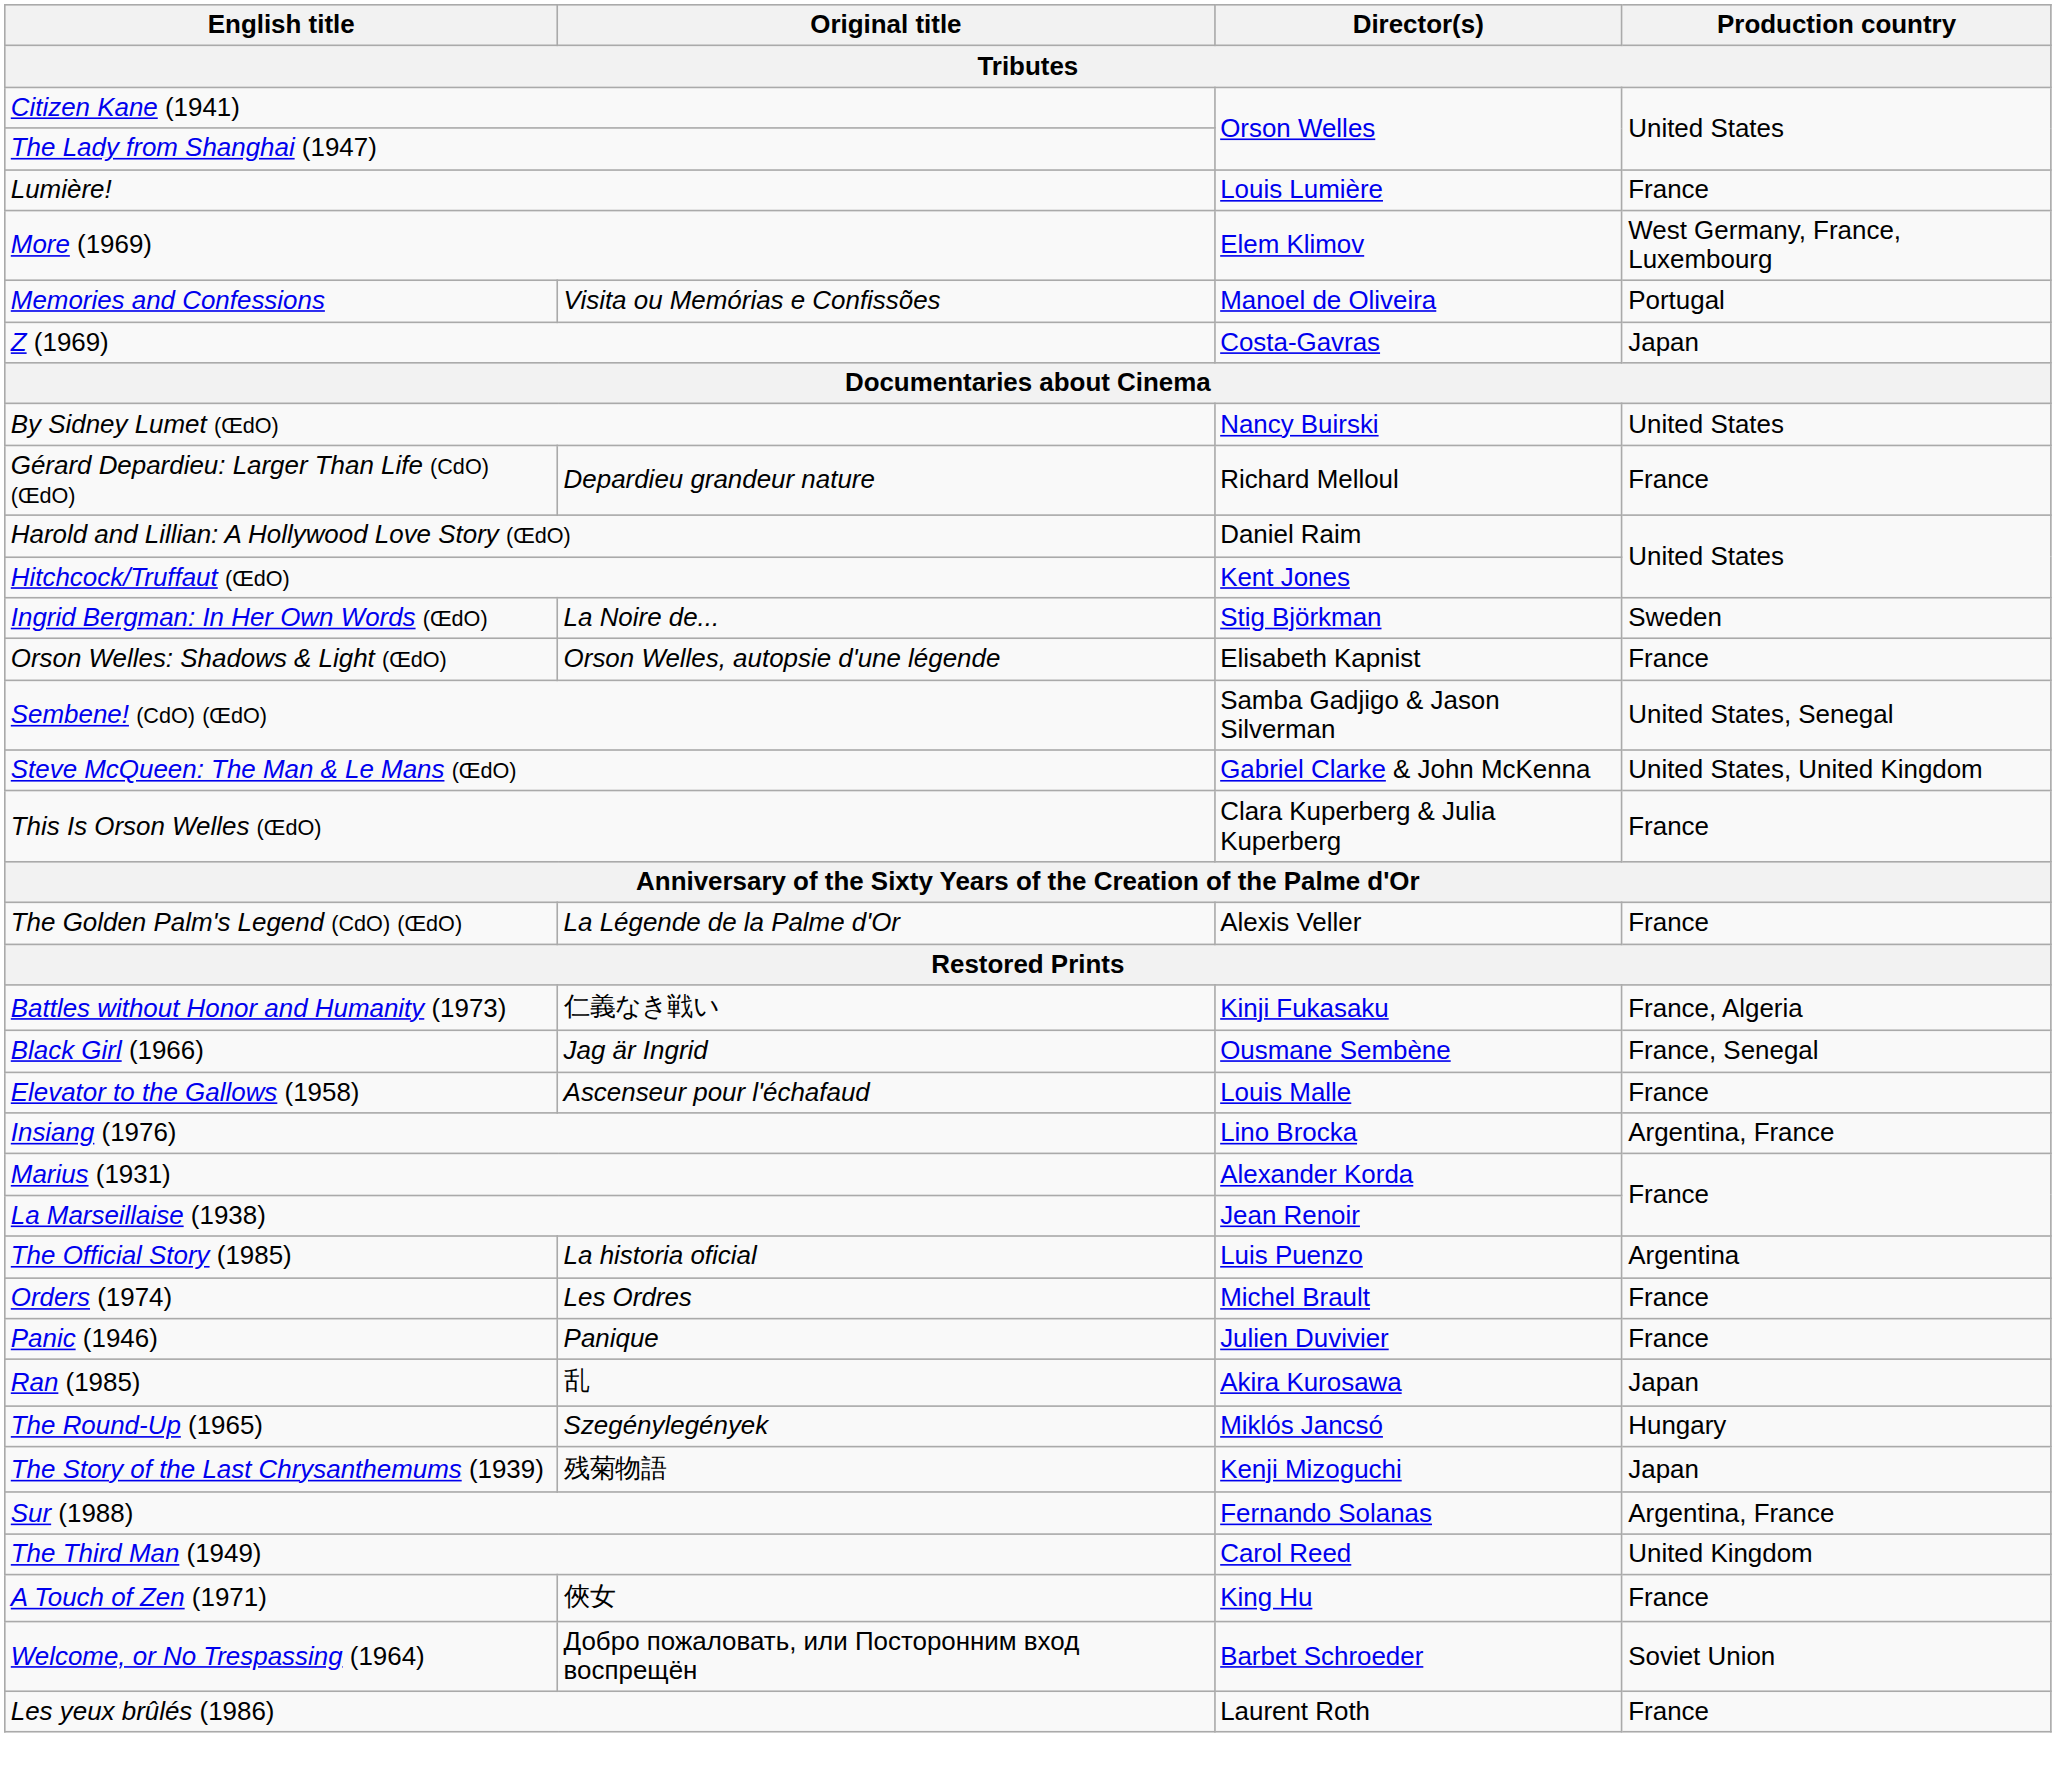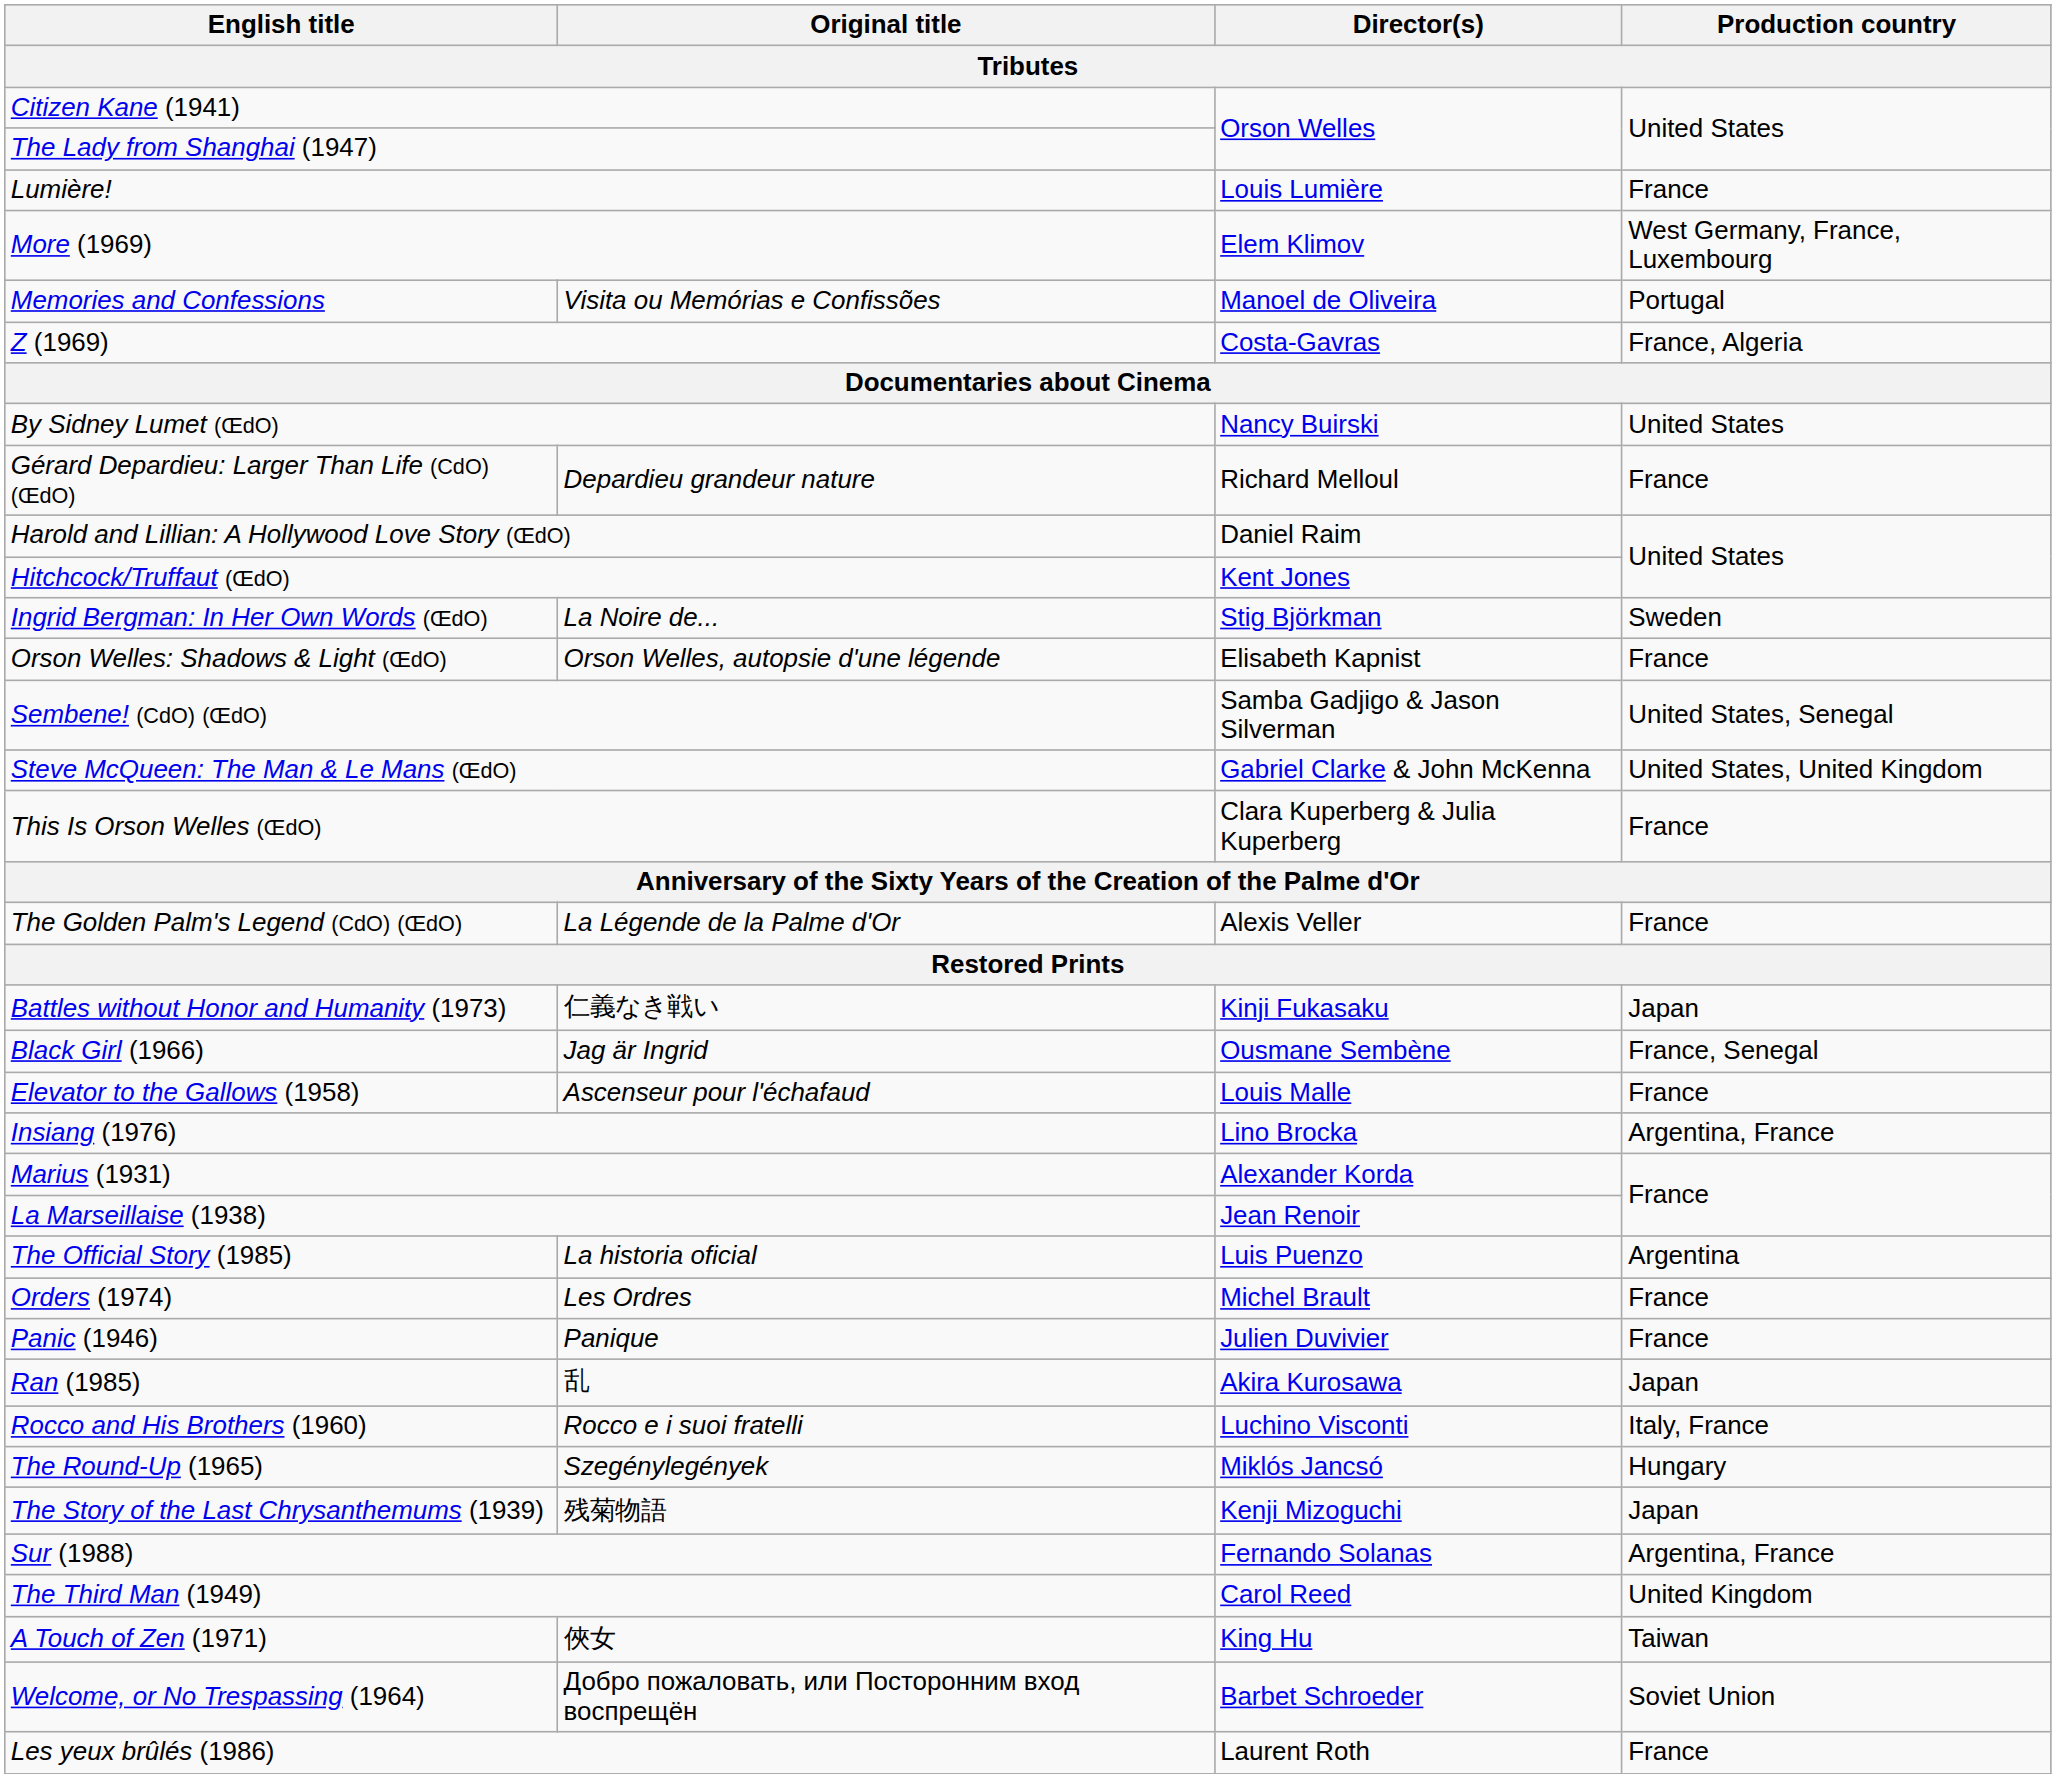(1664, 341) Japan -> (1715, 341) France, Algeria
(1715, 1007) France, Algeria -> (1664, 1007) Japan
+ row: (189, 1425)
(1669, 1597) France -> (1669, 1638) Taiwan
